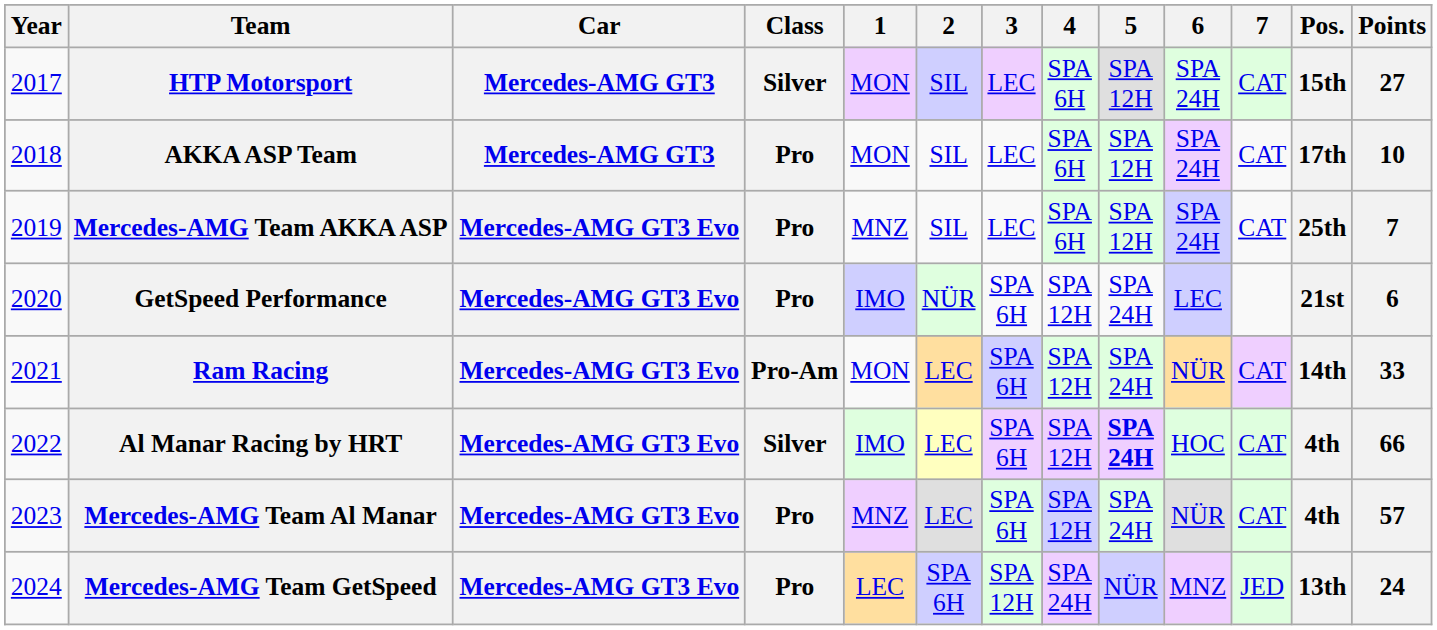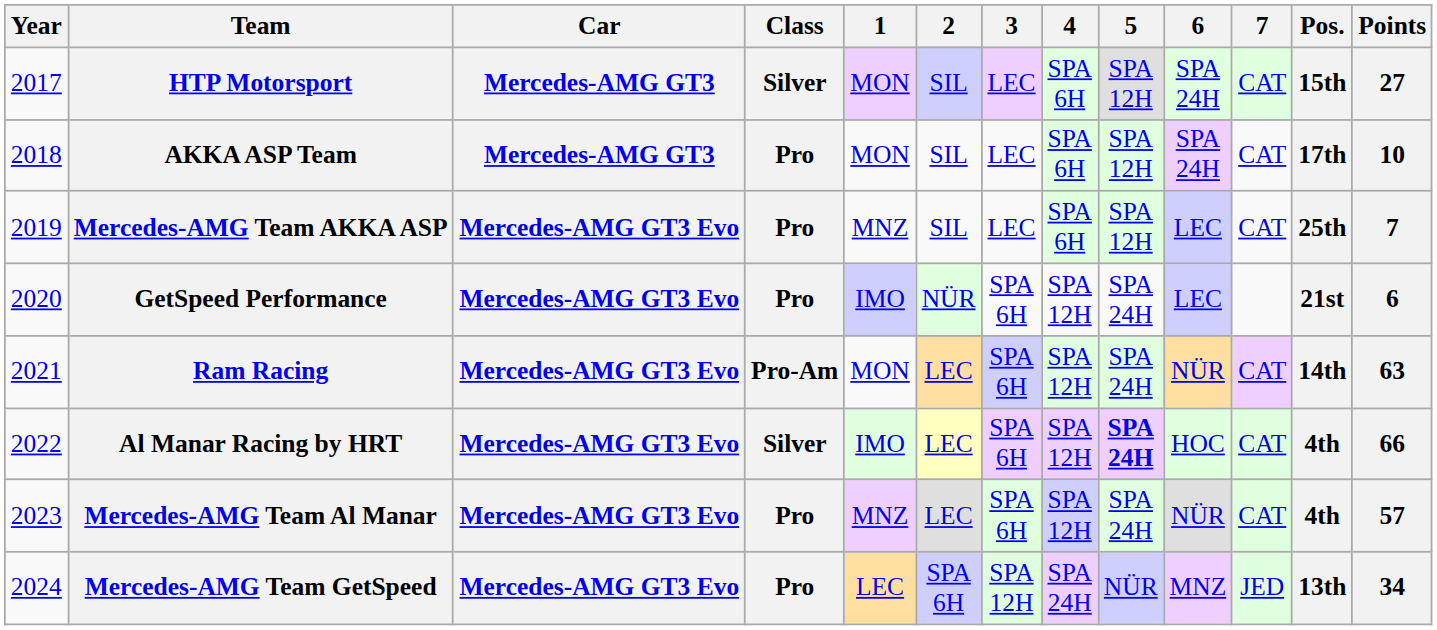(1198, 227) SPA 24H -> (1198, 227) LEC
(1392, 371) 33 -> (1392, 371) 63
(1392, 587) 24 -> (1392, 587) 34
